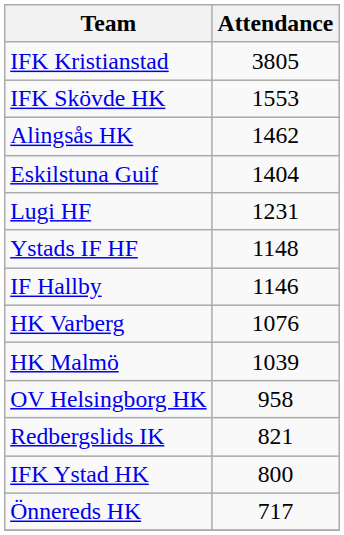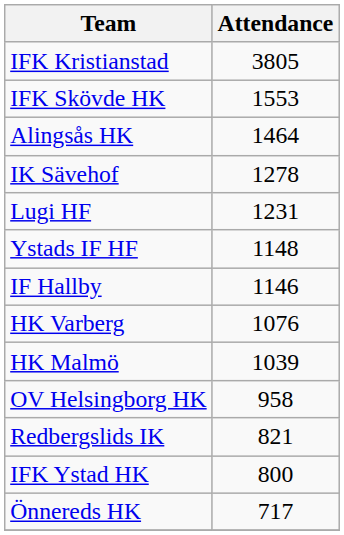(275, 135) 1462 -> (275, 135) 1464
- row: (84, 173)
+ row: (64, 173)
